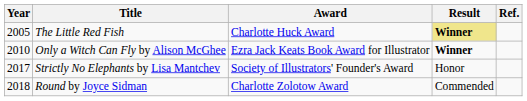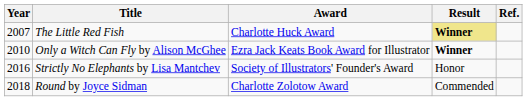(19, 31) 2005 -> (19, 31) 2007
(19, 68) 2017 -> (19, 68) 2016
